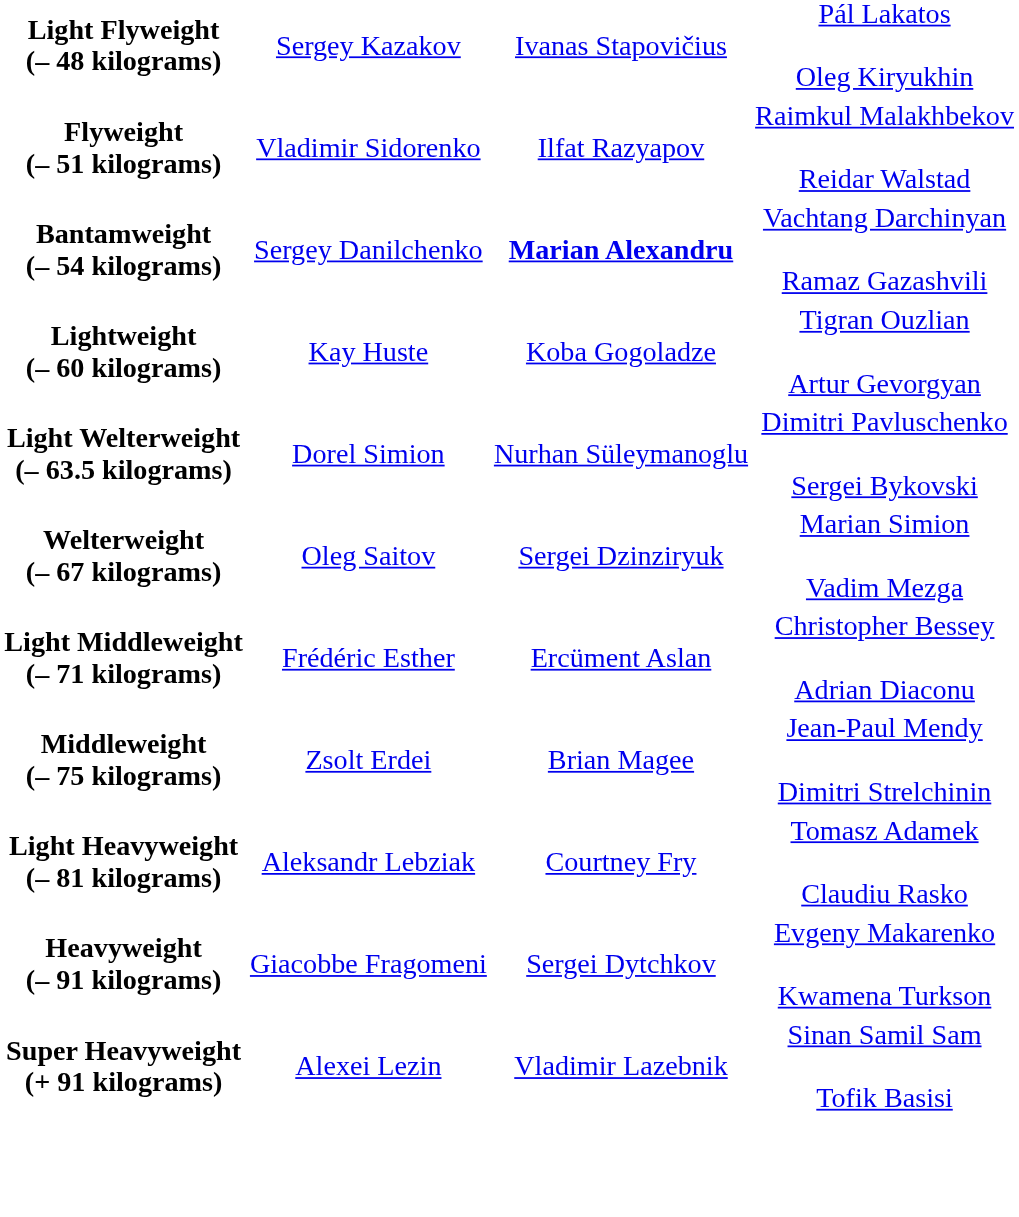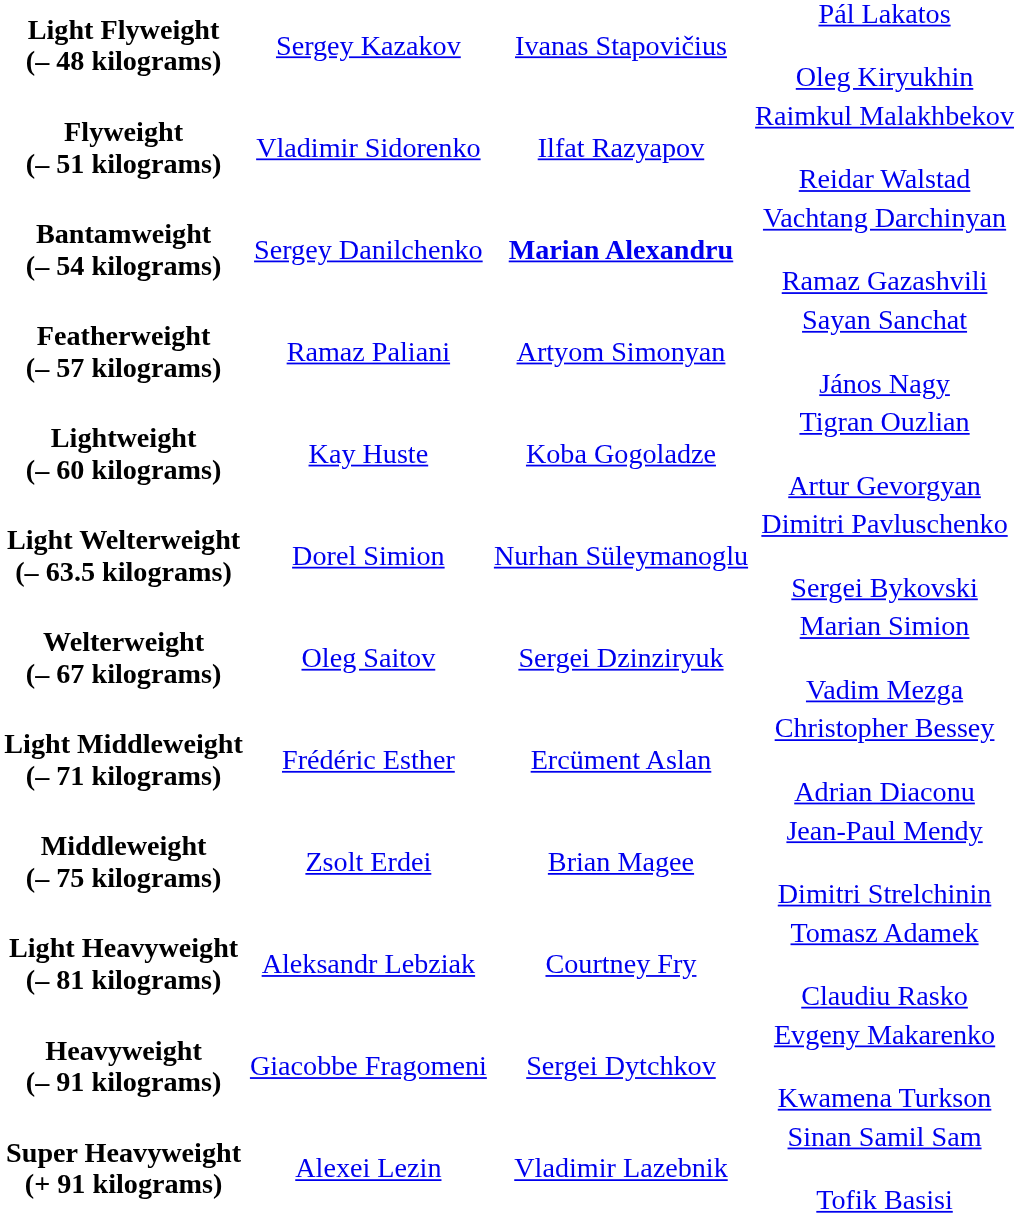+ row: (124, 351)
